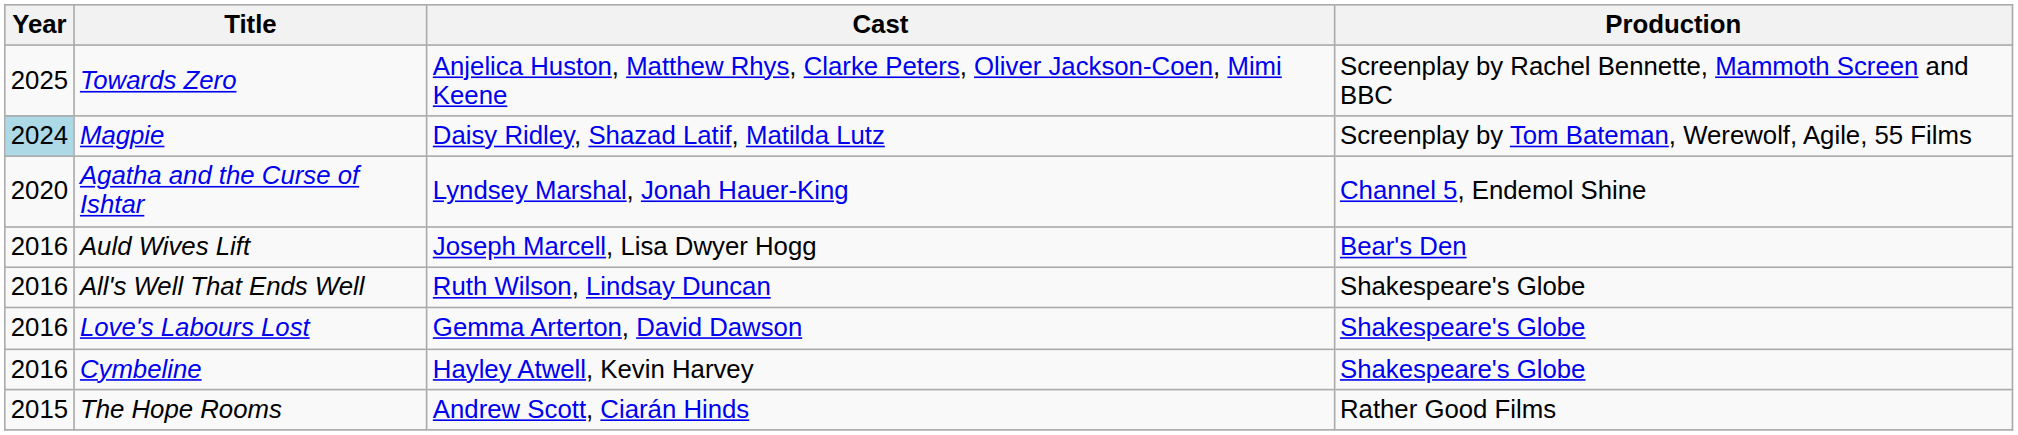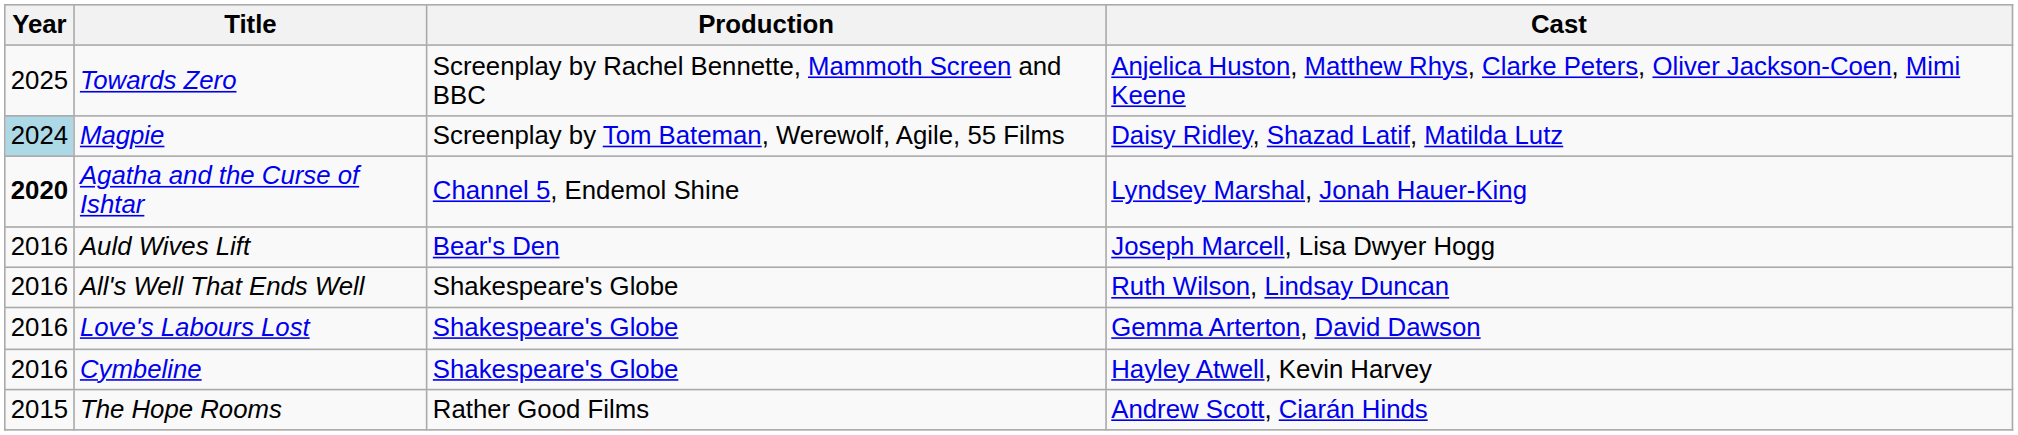columns swapped: (1673, 24) <-> (880, 24)
(39, 190) normal -> (39, 190) bold
